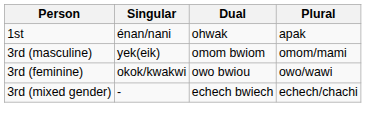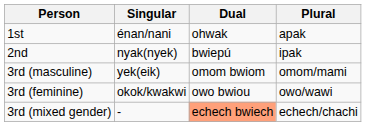+ row: (18, 53)
(233, 92) no background -> (233, 111) lightsalmon background
